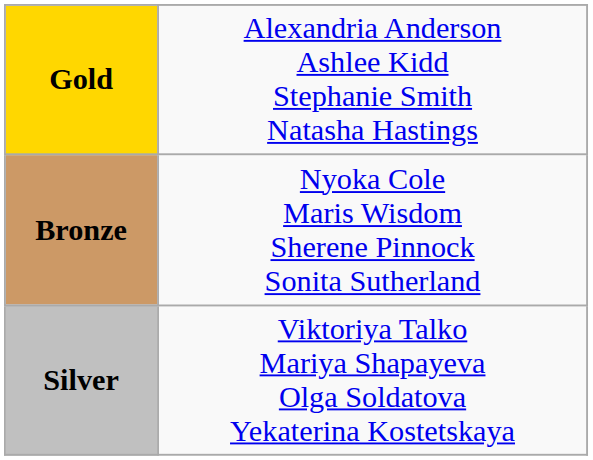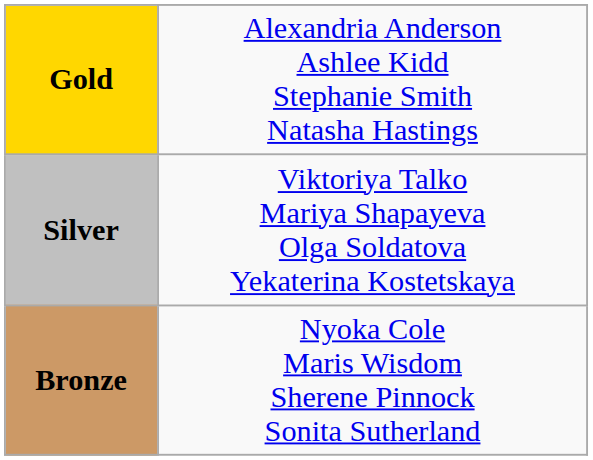rows swapped: (81, 379) <-> (81, 229)
